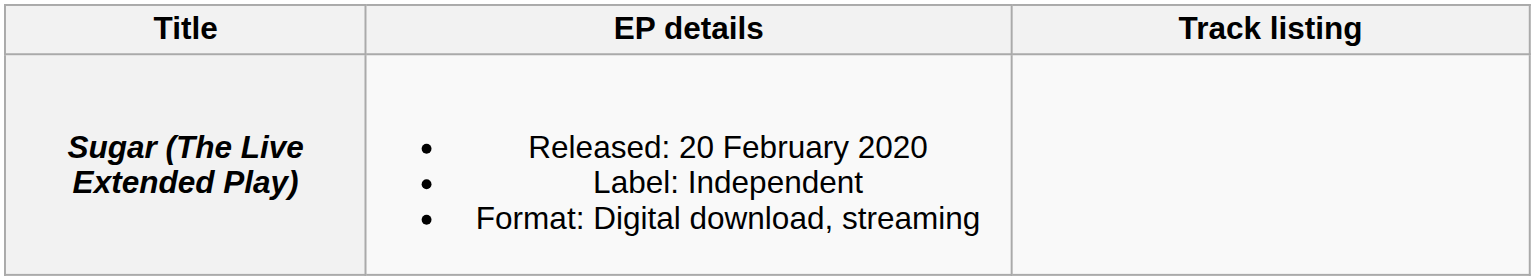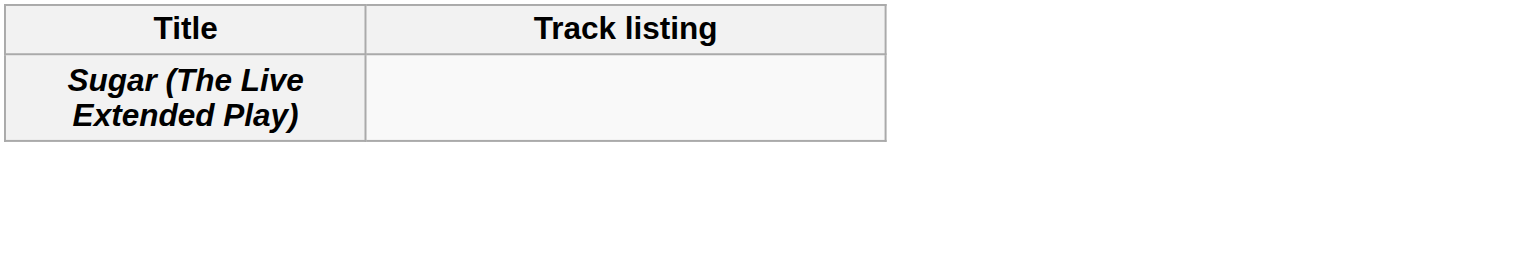- column: (689, 29)
